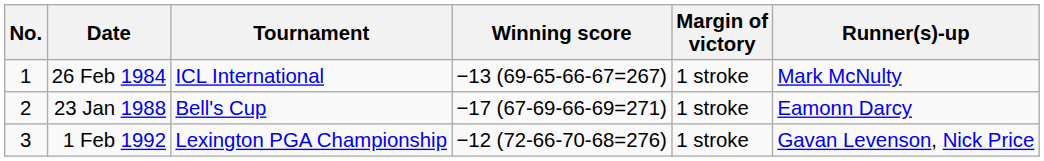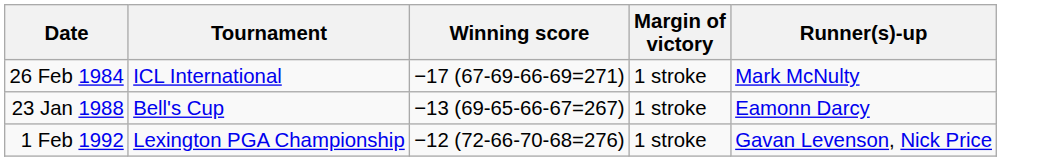- column: (26, 32)
(562, 76) −13 (69-65-66-67=267) -> (519, 76) −17 (67-69-66-69=271)
(562, 108) −17 (67-69-66-69=271) -> (519, 108) −13 (69-65-66-67=267)
